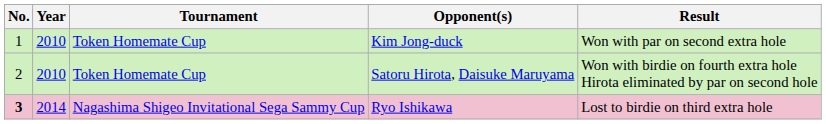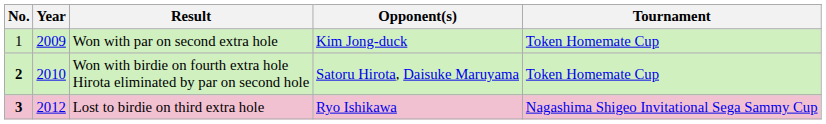columns swapped: (219, 16) <-> (699, 16)
(51, 41) 2010 -> (51, 41) 2009
(19, 74) normal -> (19, 74) bold
(51, 107) 2014 -> (51, 107) 2012
